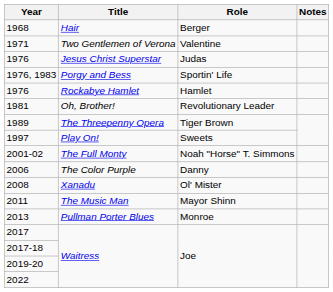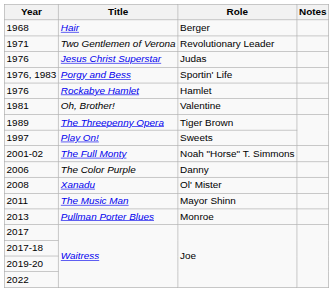(200, 43) Valentine -> (227, 43) Revolutionary Leader
(227, 106) Revolutionary Leader -> (200, 106) Valentine
